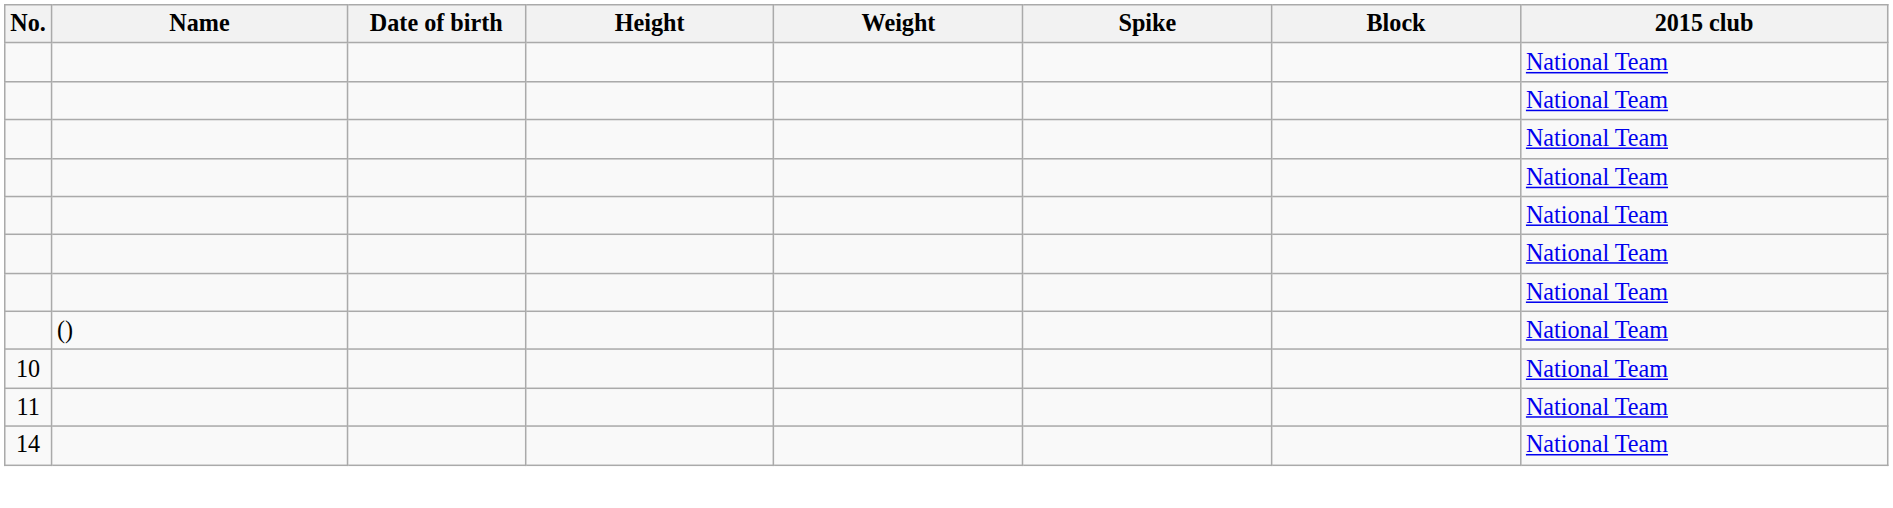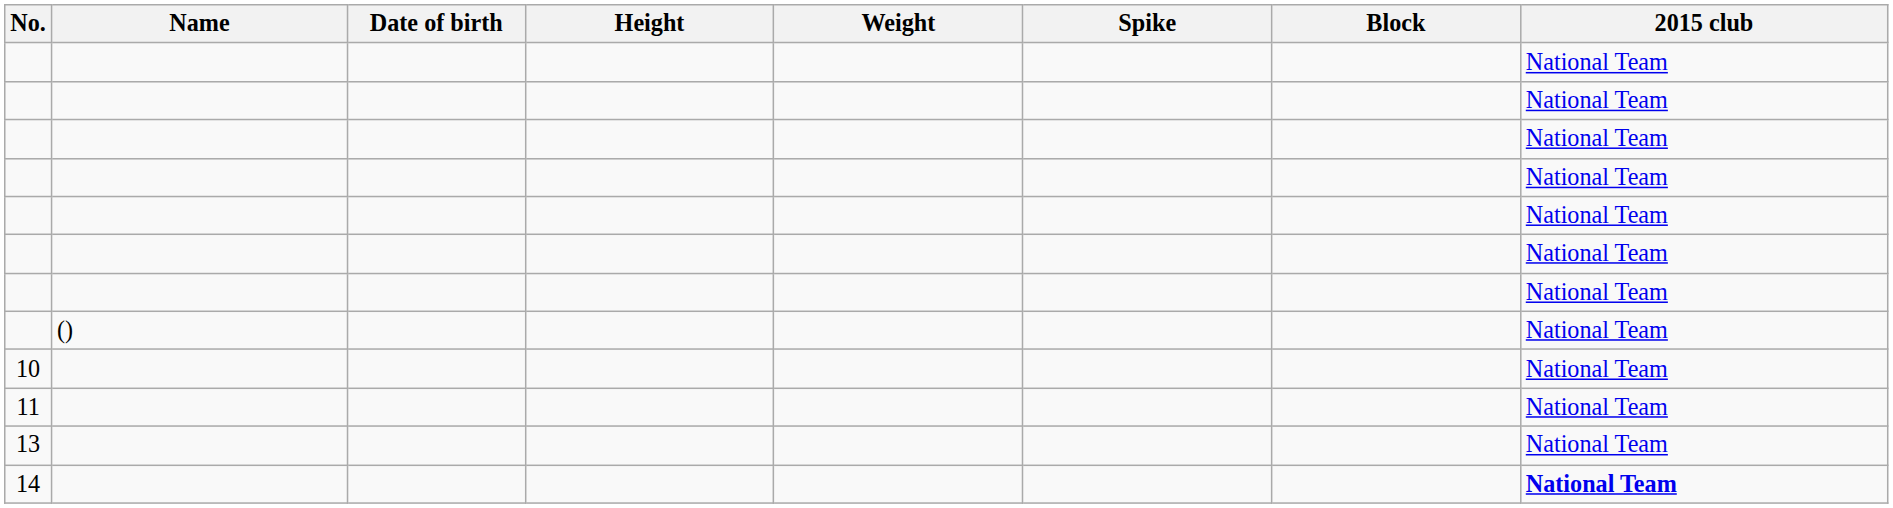+ row: (28, 445)
(1597, 445) normal -> (1601, 483) bold
